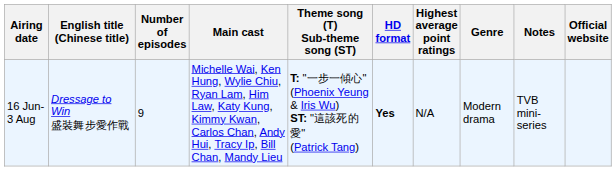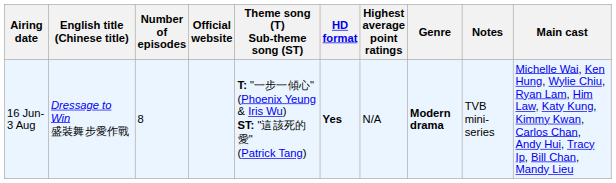columns swapped: (238, 32) <-> (588, 32)
(141, 113) 9 -> (141, 119) 8
(482, 113) normal -> (430, 119) bold
